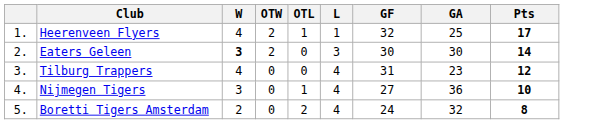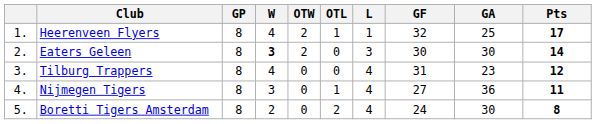+ column: (239, 14)
(524, 90) 10 -> (557, 90) 11
(456, 109) 32 -> (488, 109) 30
